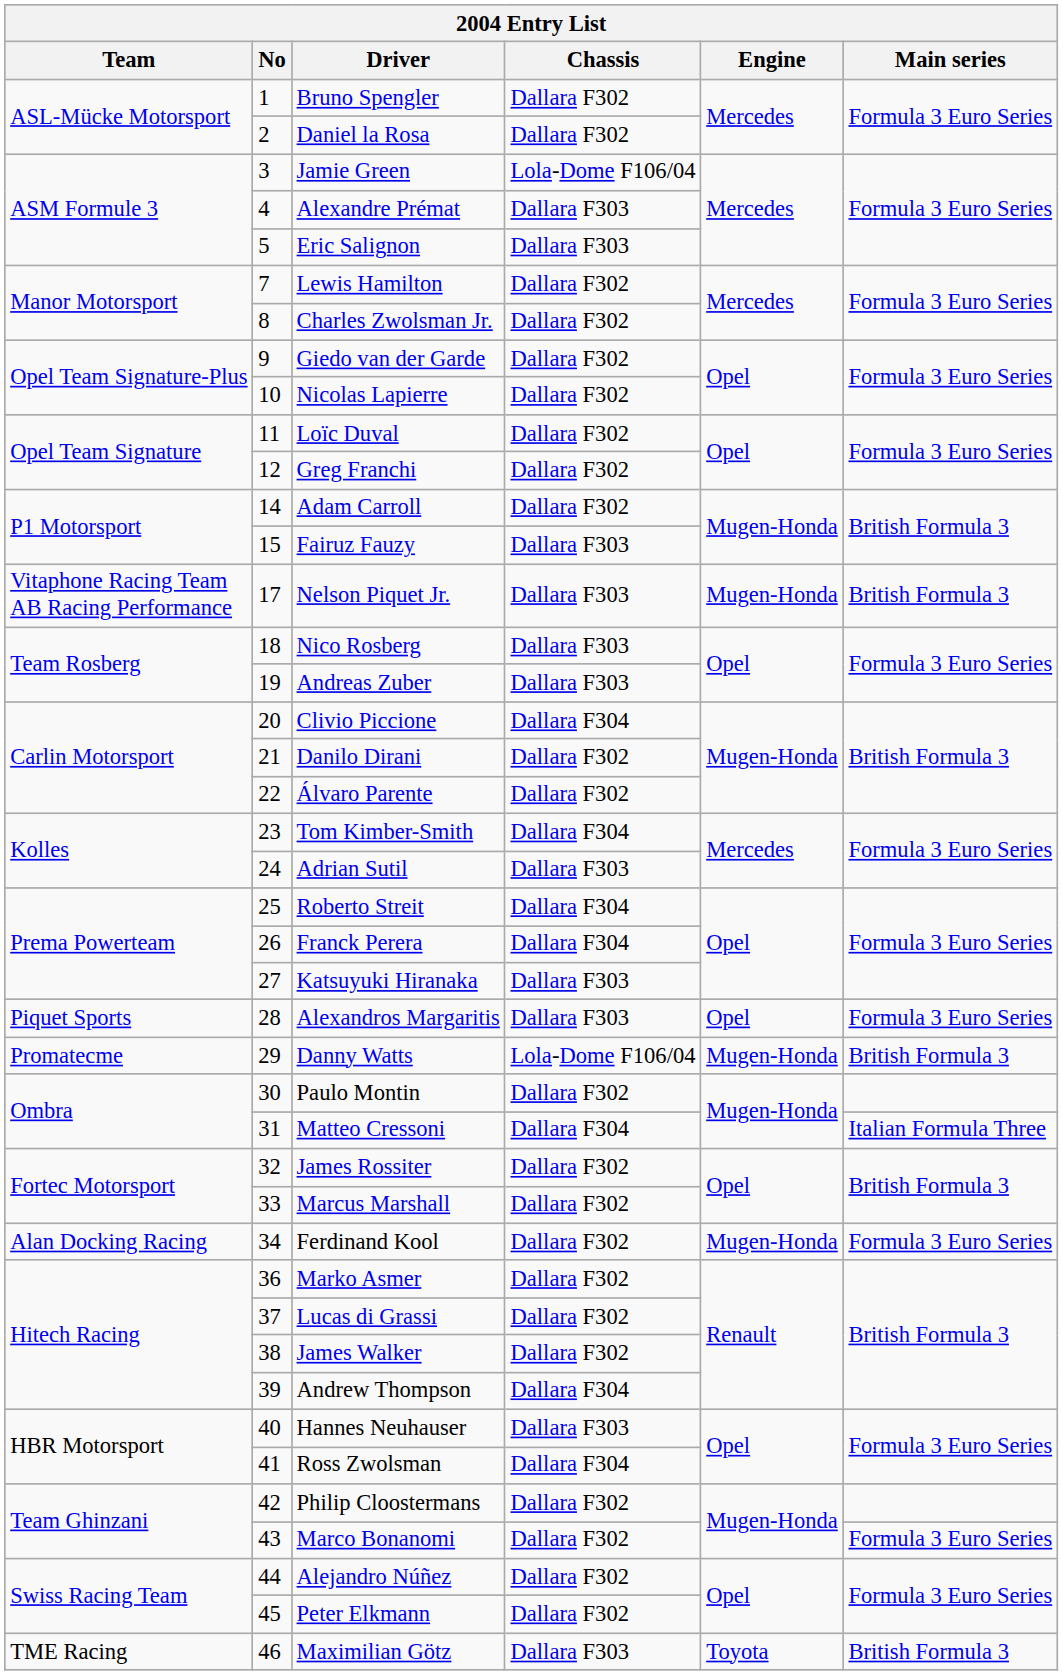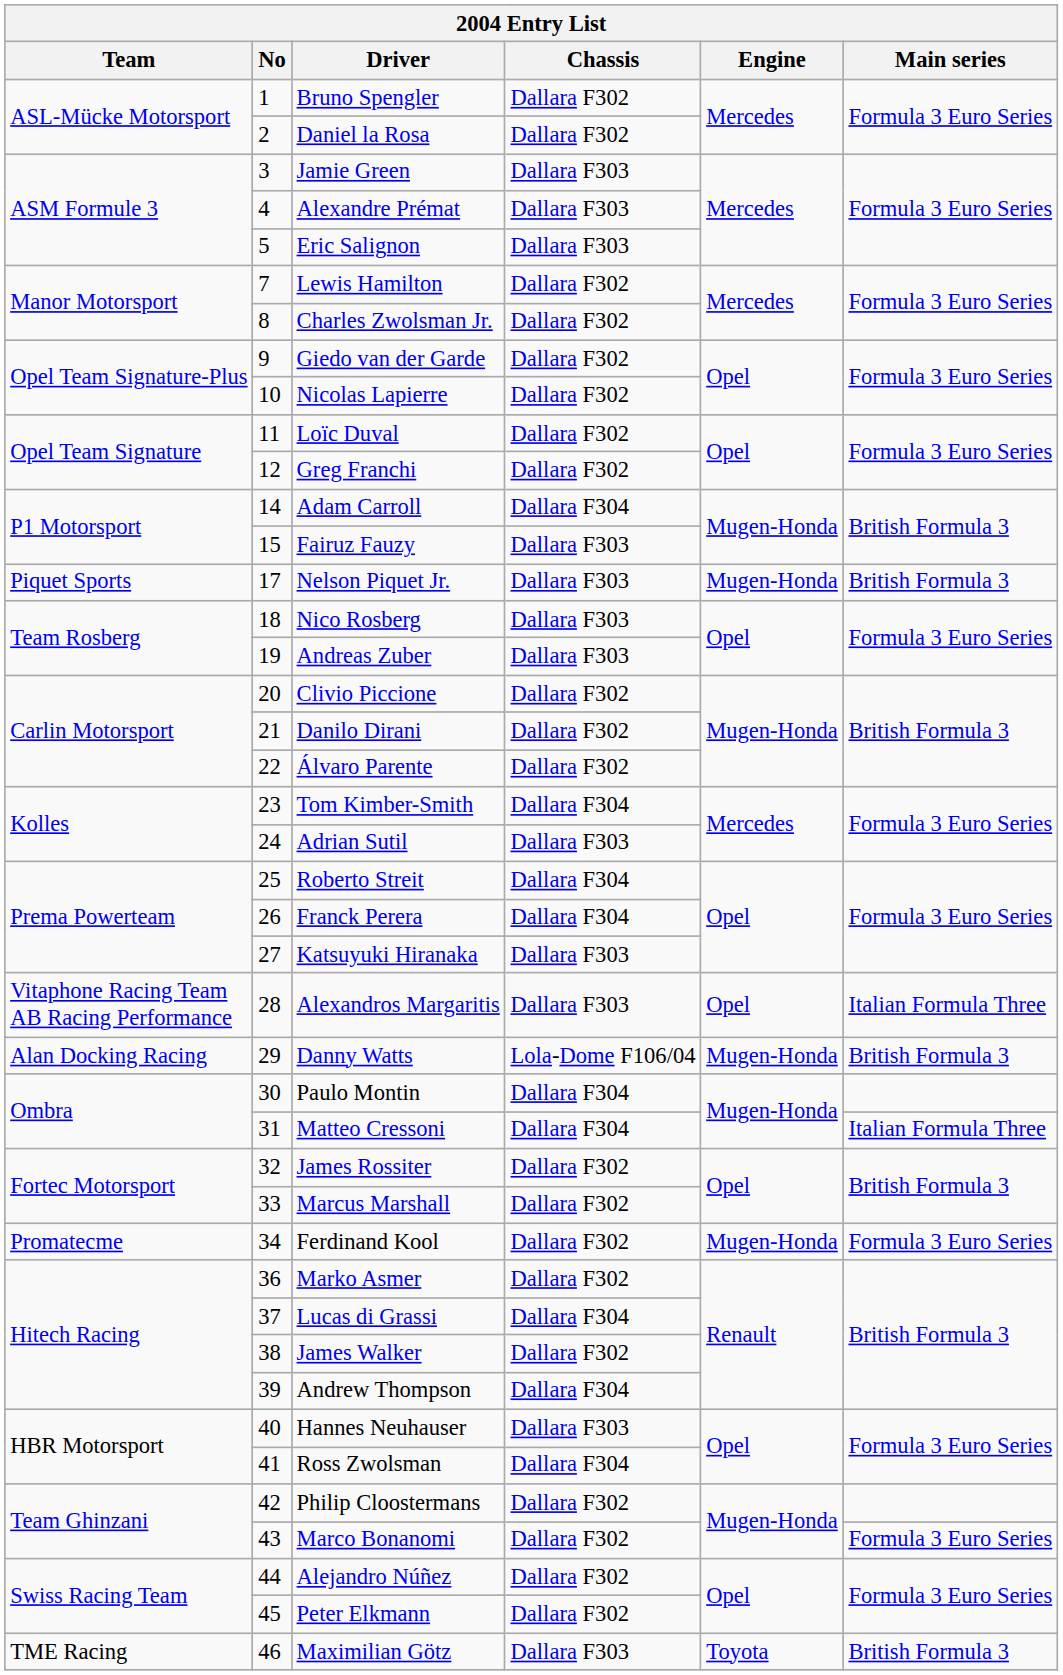(603, 171) Lola-Dome F106/04 -> (570, 171) Dallara F303
(570, 506) Dallara F302 -> (570, 506) Dallara F304
(121, 594) Vitaphone Racing Team AB Racing Performance -> (71, 581) Piquet Sports
(570, 719) Dallara F304 -> (570, 693) Dallara F302
(71, 1017) Piquet Sports -> (121, 1004) Vitaphone Racing Team AB Racing Performance
(950, 1017) Formula 3 Euro Series -> (947, 1004) Italian Formula Three
(67, 1054) Promatecme -> (109, 1054) Alan Docking Racing
(570, 1092) Dallara F302 -> (570, 1092) Dallara F304
(109, 1241) Alan Docking Racing -> (67, 1241) Promatecme
(570, 1315) Dallara F302 -> (570, 1315) Dallara F304
